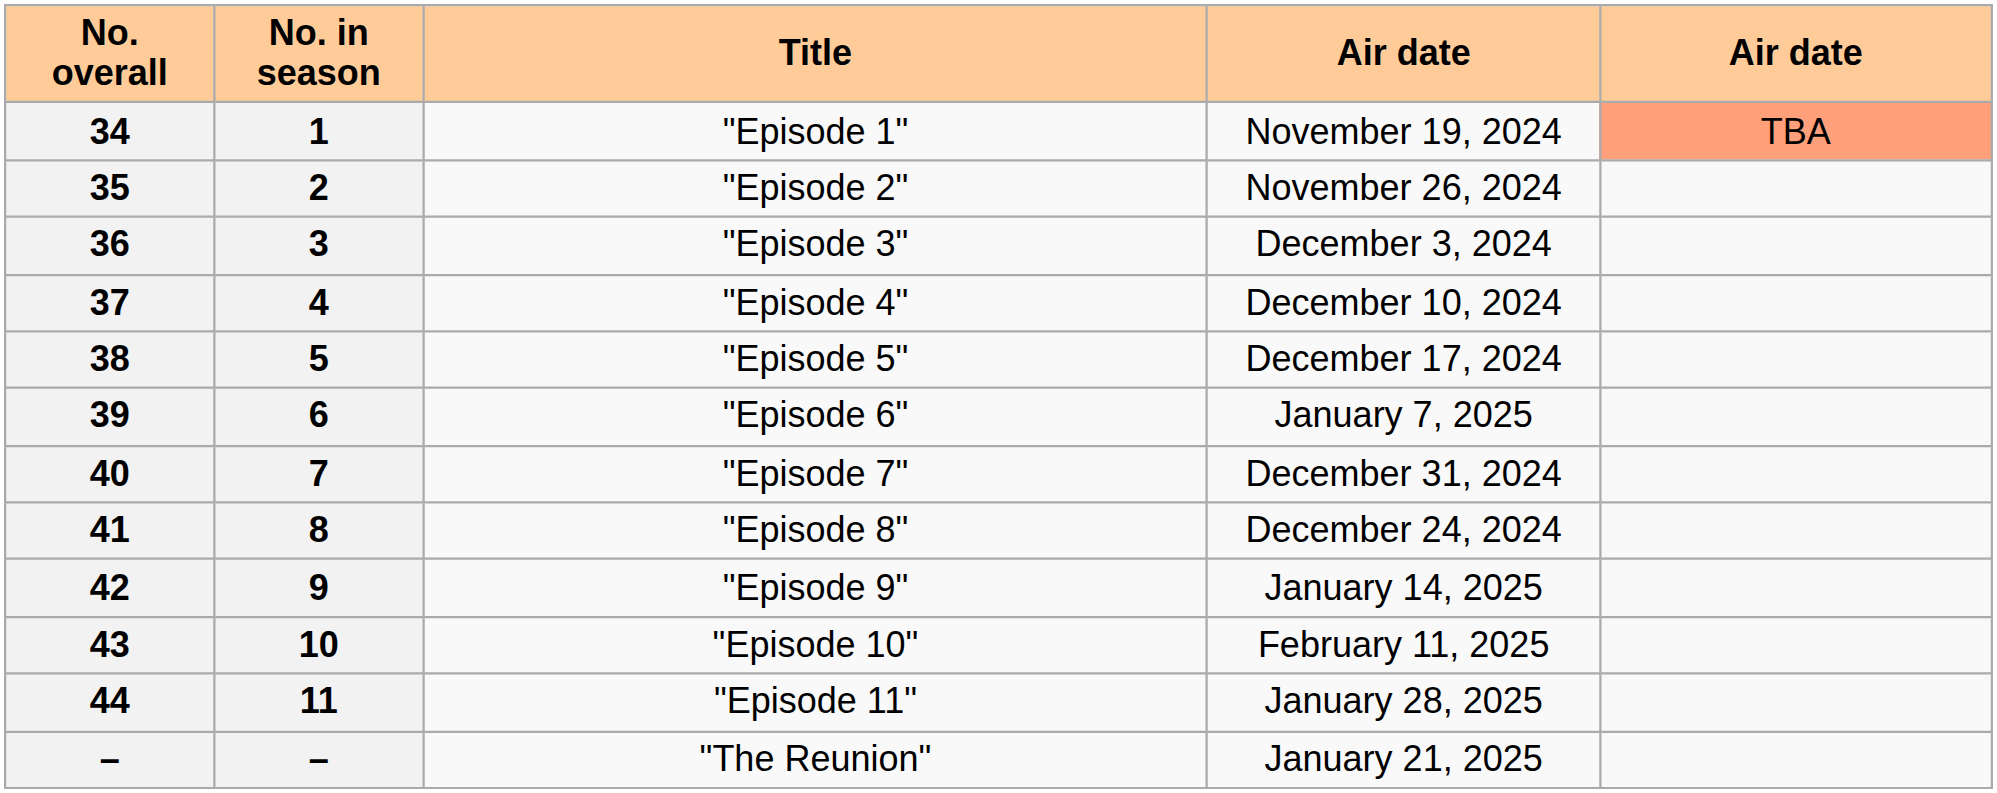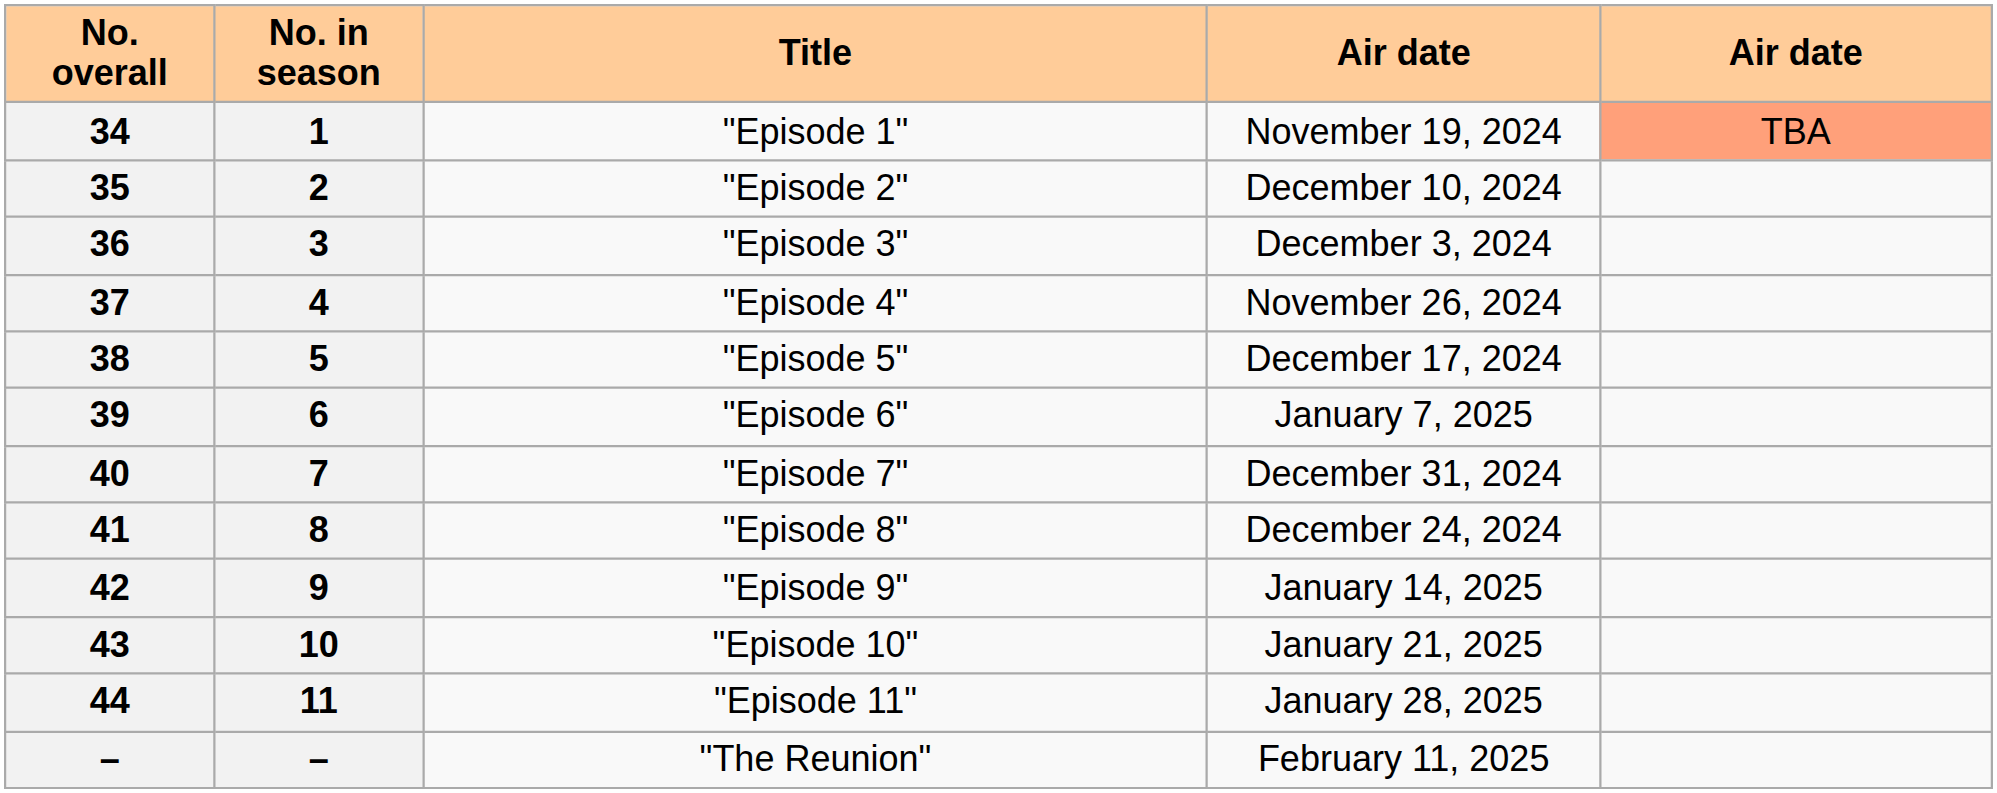(1404, 187) November 26, 2024 -> (1404, 187) December 10, 2024
(1404, 301) December 10, 2024 -> (1404, 301) November 26, 2024
(1404, 644) February 11, 2025 -> (1404, 644) January 21, 2025
(1404, 758) January 21, 2025 -> (1404, 758) February 11, 2025
